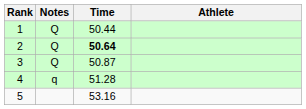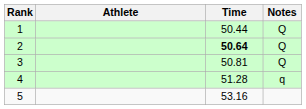columns swapped: (216, 12) <-> (55, 12)
(102, 63) 50.87 -> (234, 63) 50.81
